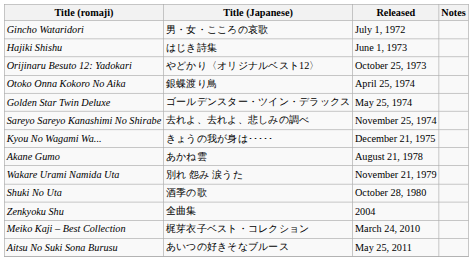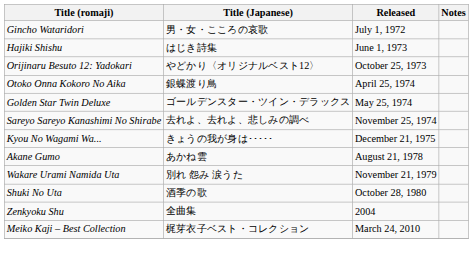- row: (62, 247)
